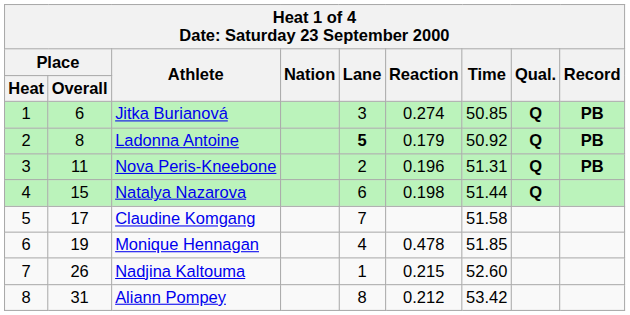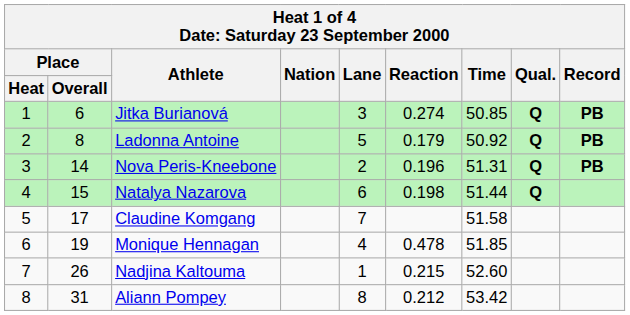(362, 140) bold -> (362, 140) normal
(80, 166) 11 -> (80, 166) 14
